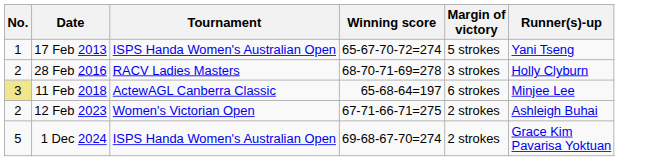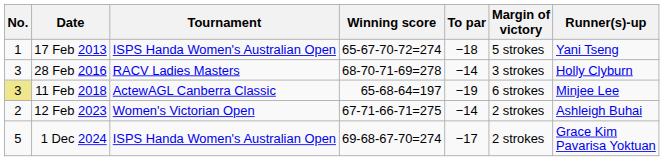+ column: (467, 22)
(18, 70) 2 -> (18, 70) 3
